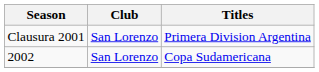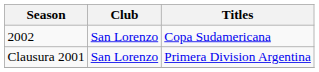rows swapped: (46, 36) <-> (21, 57)
